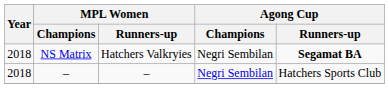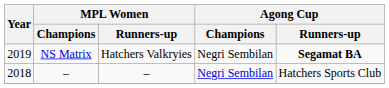(19, 54) 2018 -> (19, 54) 2019
